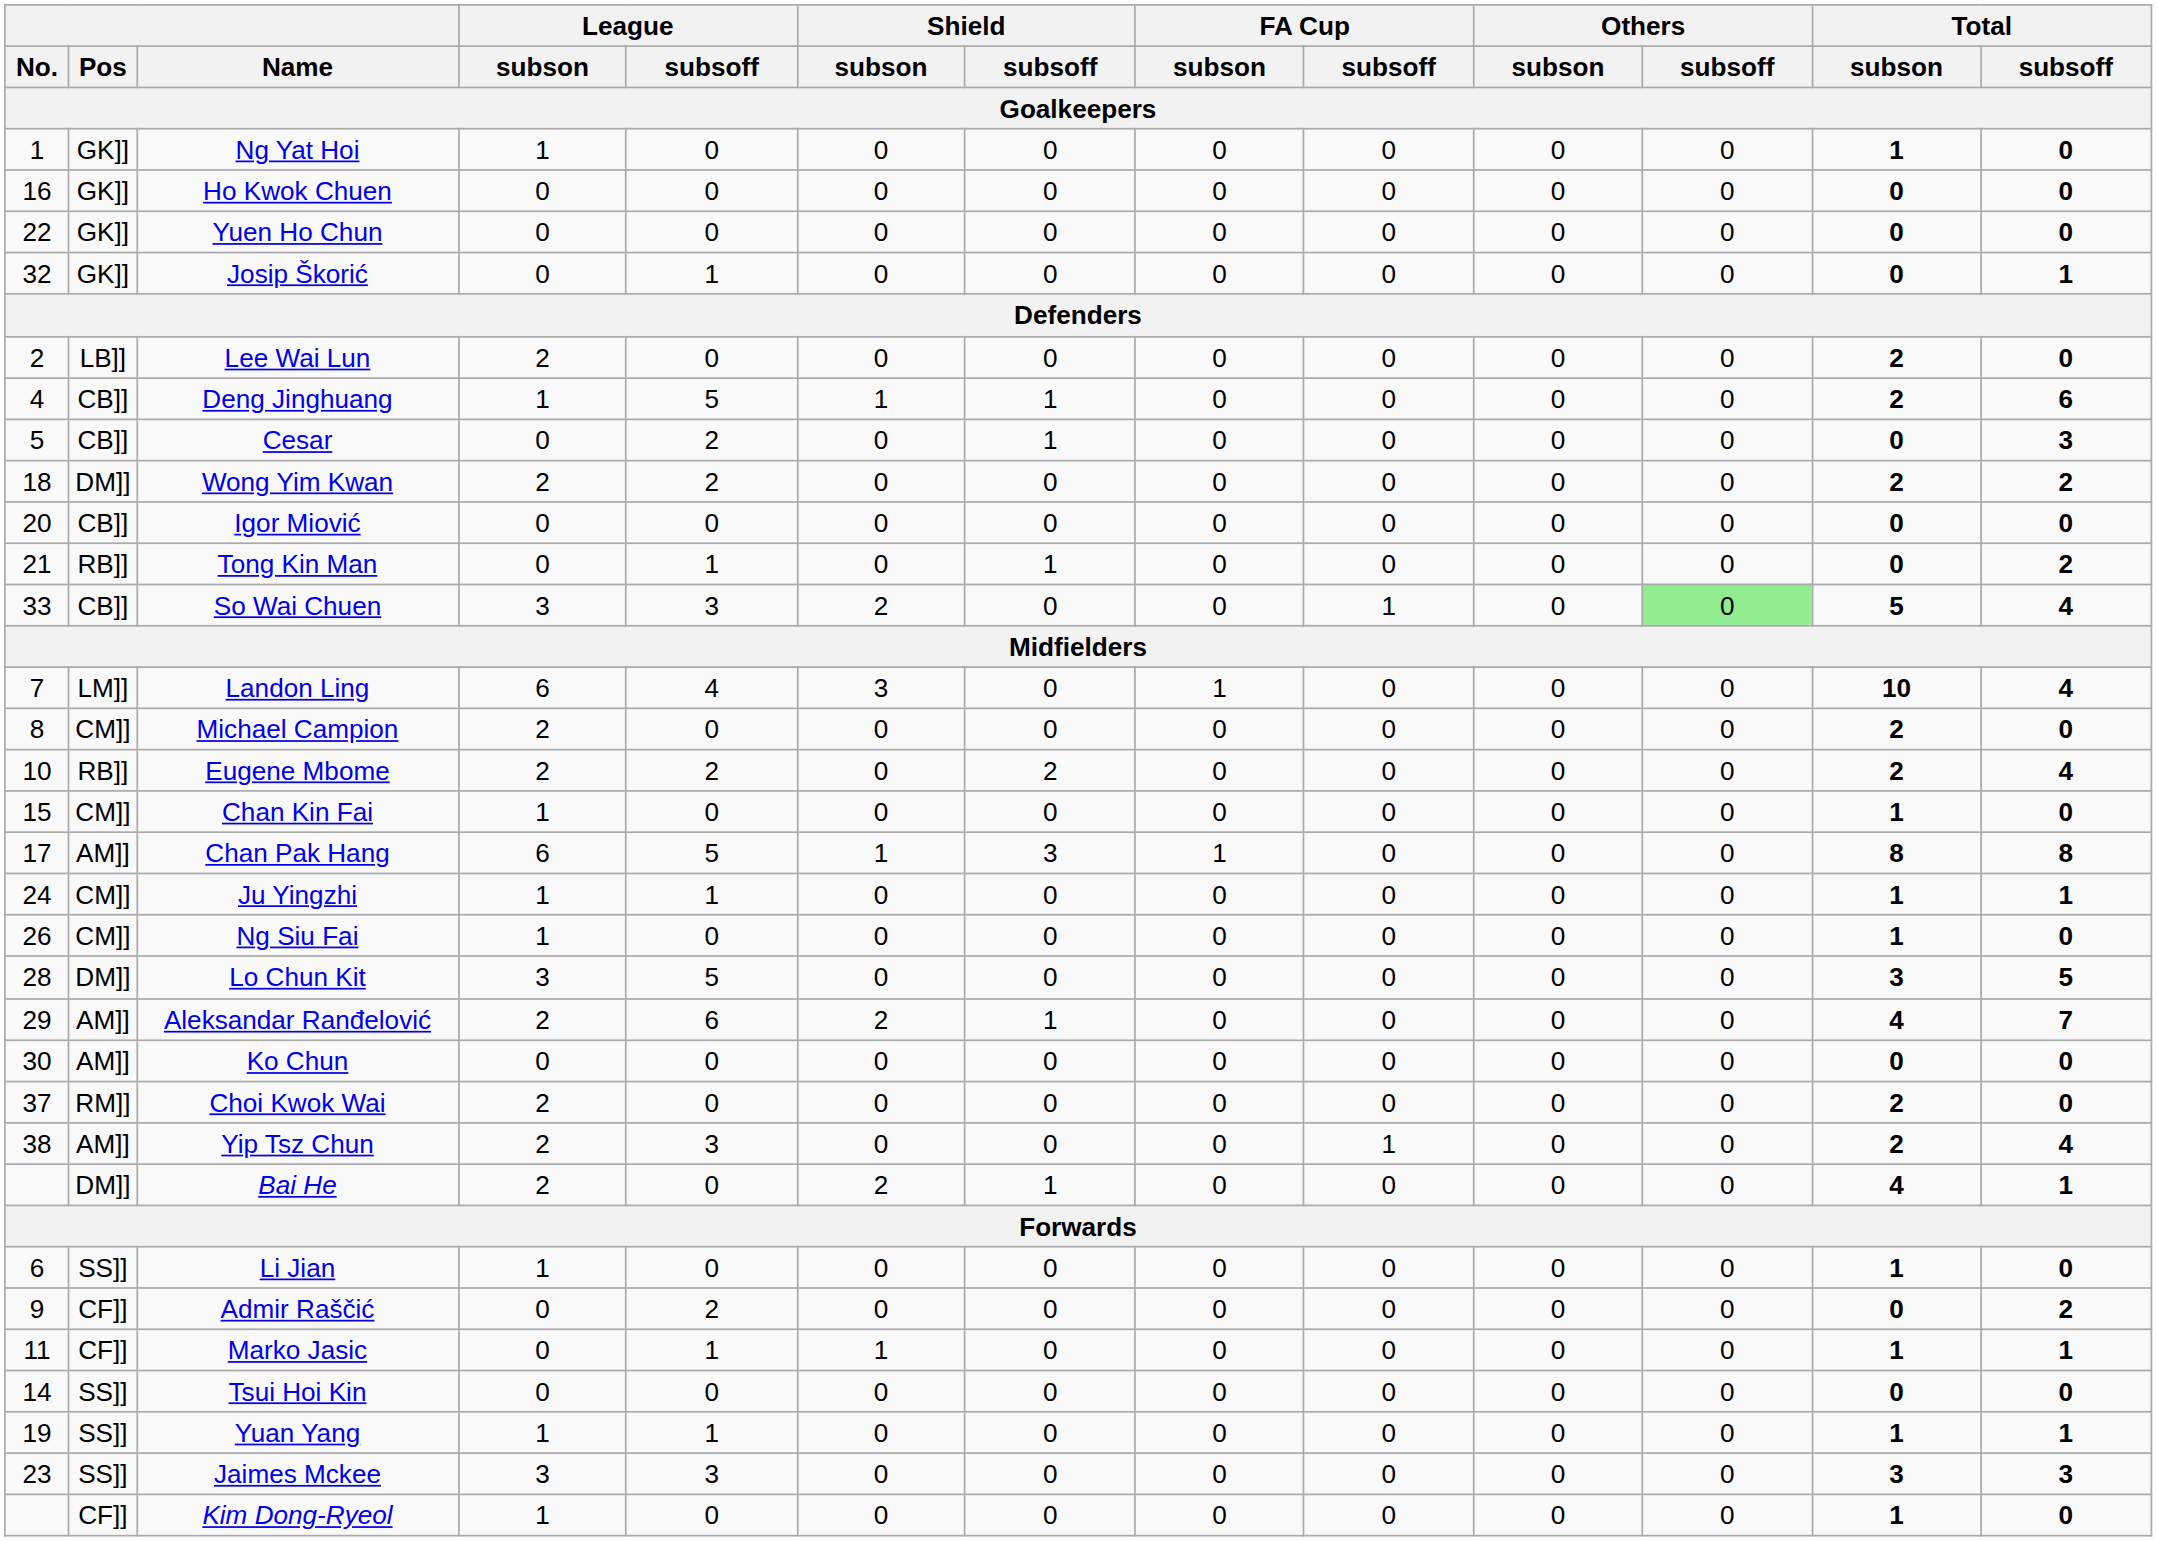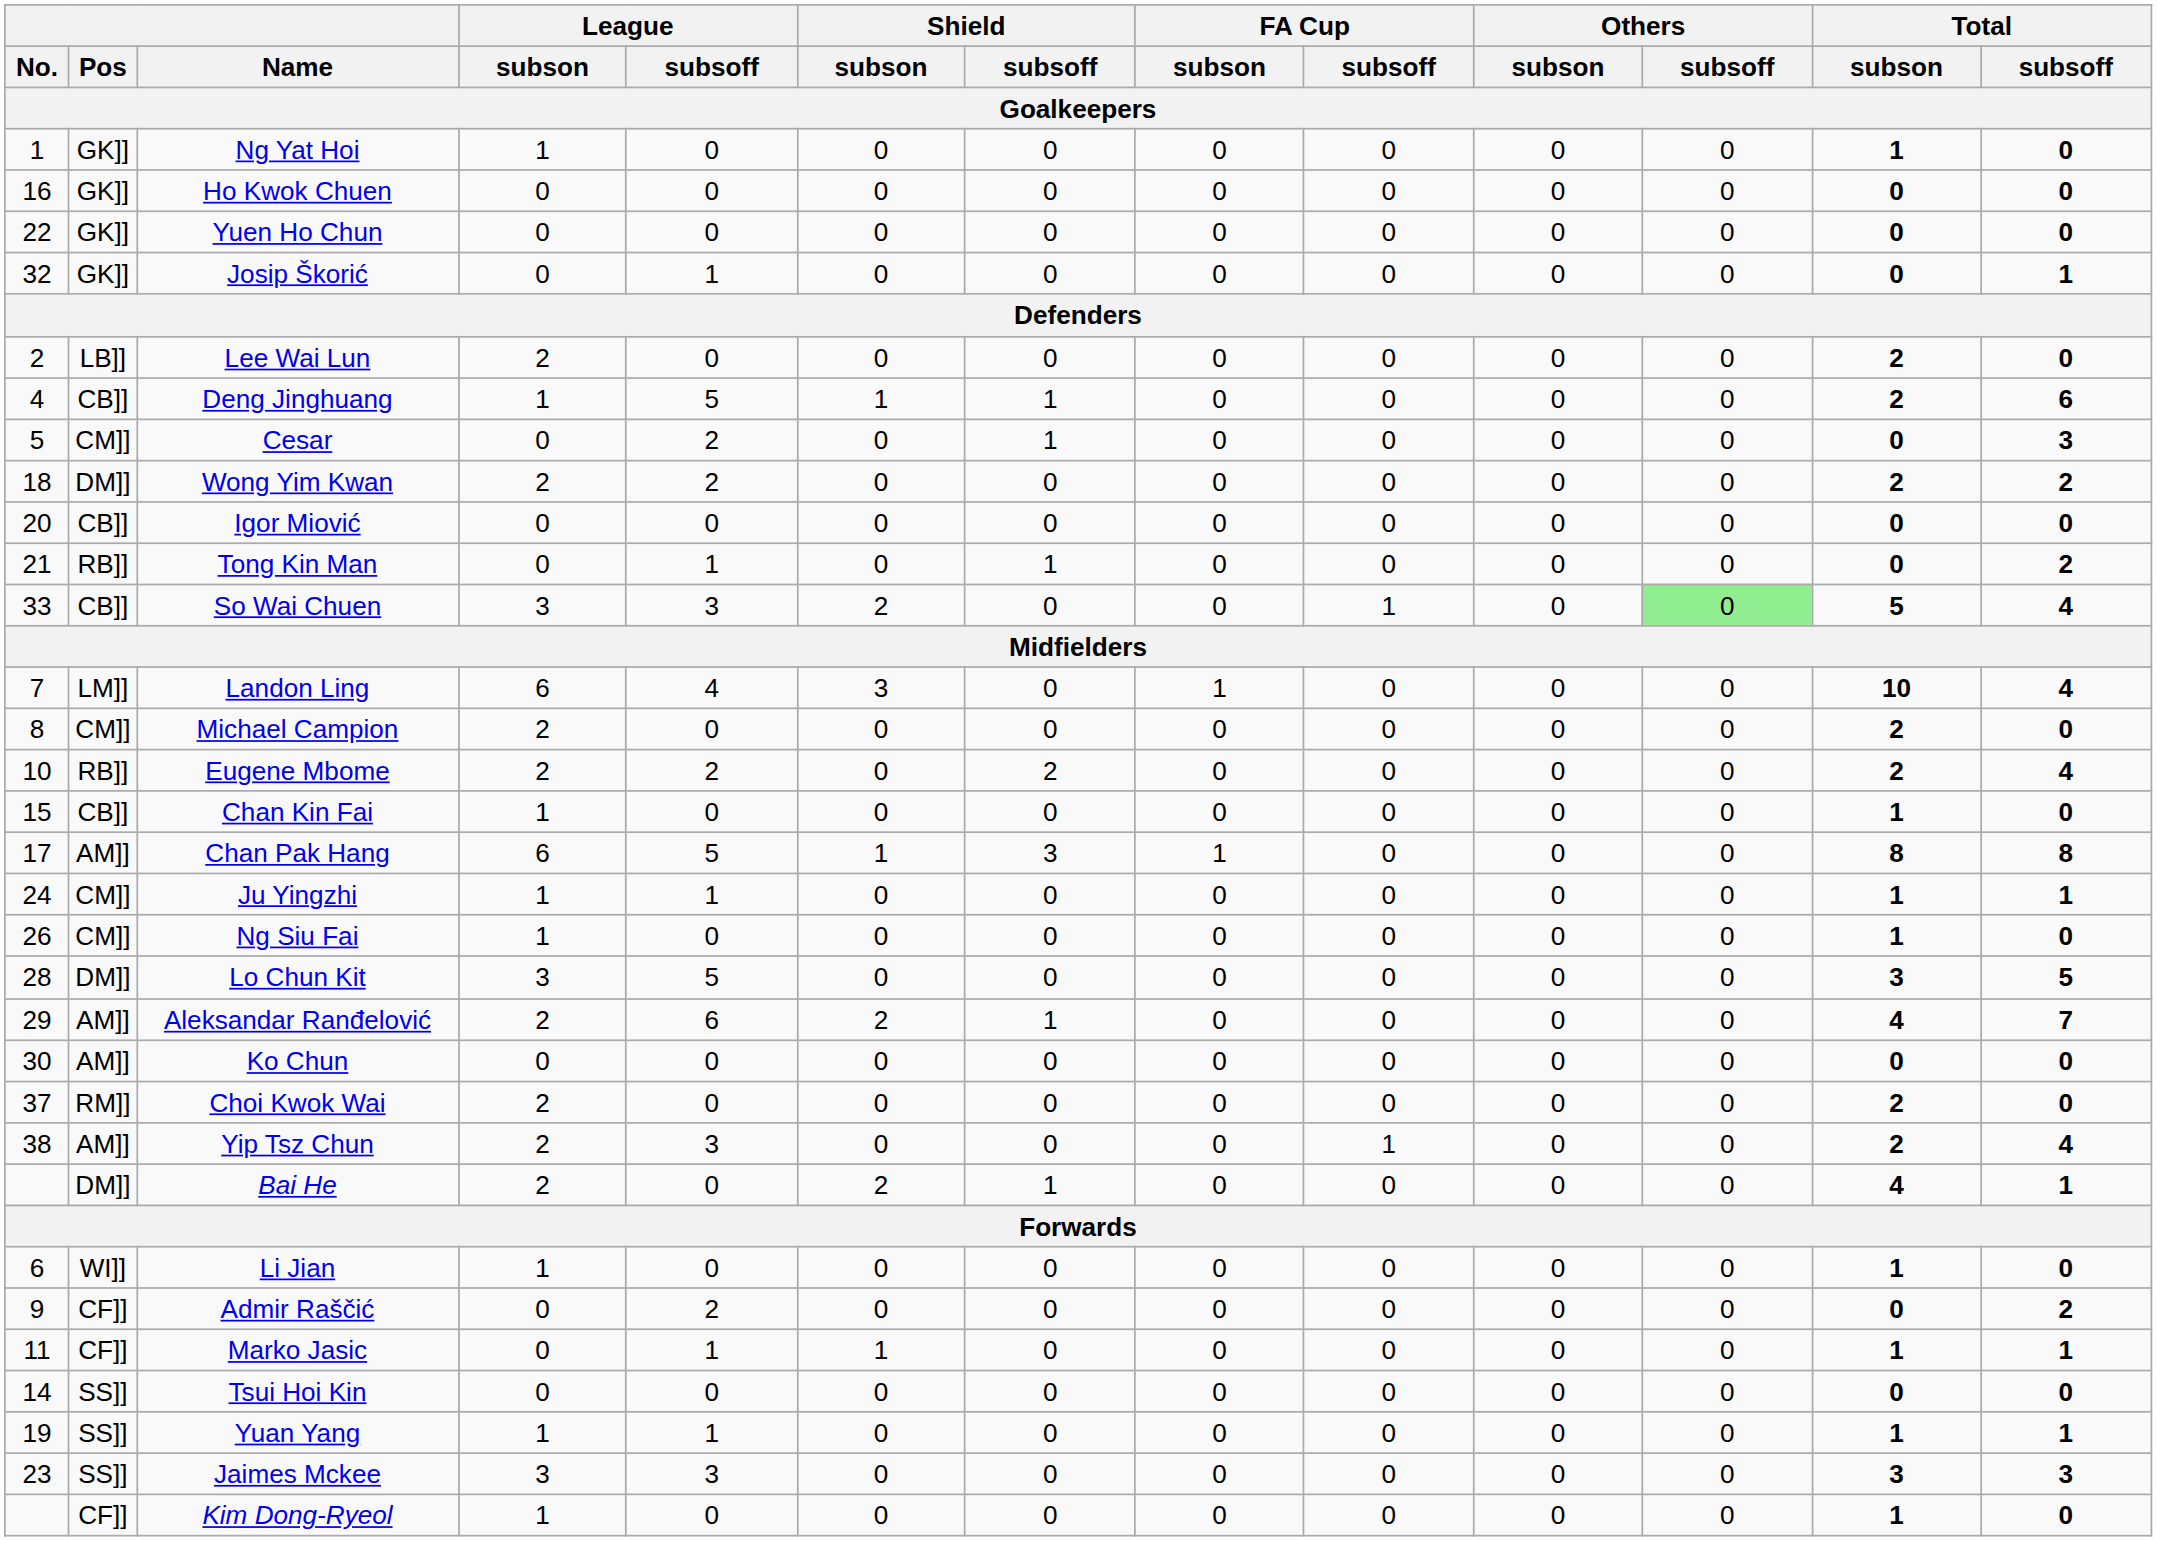(103, 440) CB]] -> (103, 440) CM]]
(103, 812) CM]] -> (103, 812) CB]]
(103, 1267) SS]] -> (103, 1267) WI]]
